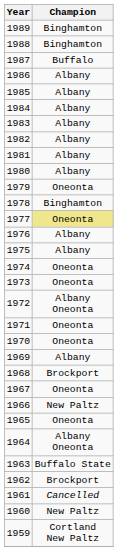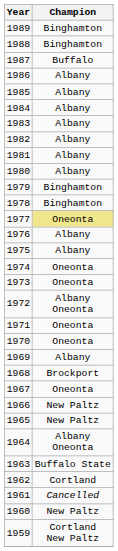(73, 187) Oneonta -> (73, 187) Binghamton
(73, 421) Oneonta -> (73, 421) New Paltz
(73, 480) Brockport -> (73, 480) Cortland
